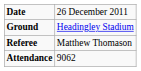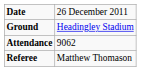rows swapped: (29, 58) <-> (22, 42)
